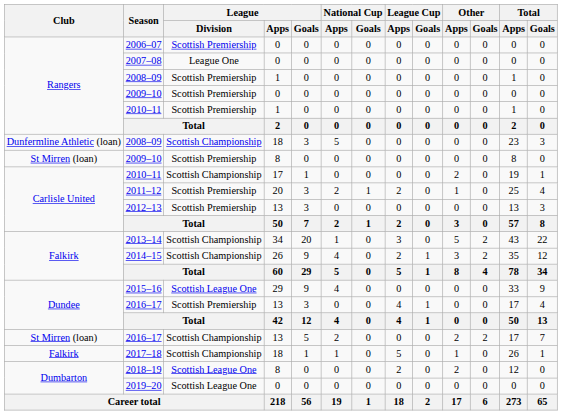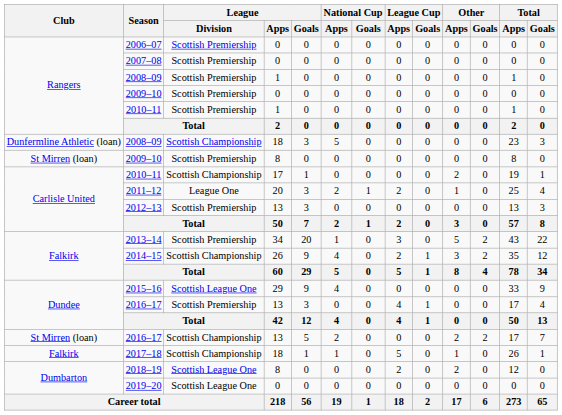(214, 61) League One -> (214, 61) Scottish Premiership
(214, 191) Scottish Premiership -> (214, 191) League One
(214, 239) Scottish Championship -> (214, 239) Scottish Premiership
